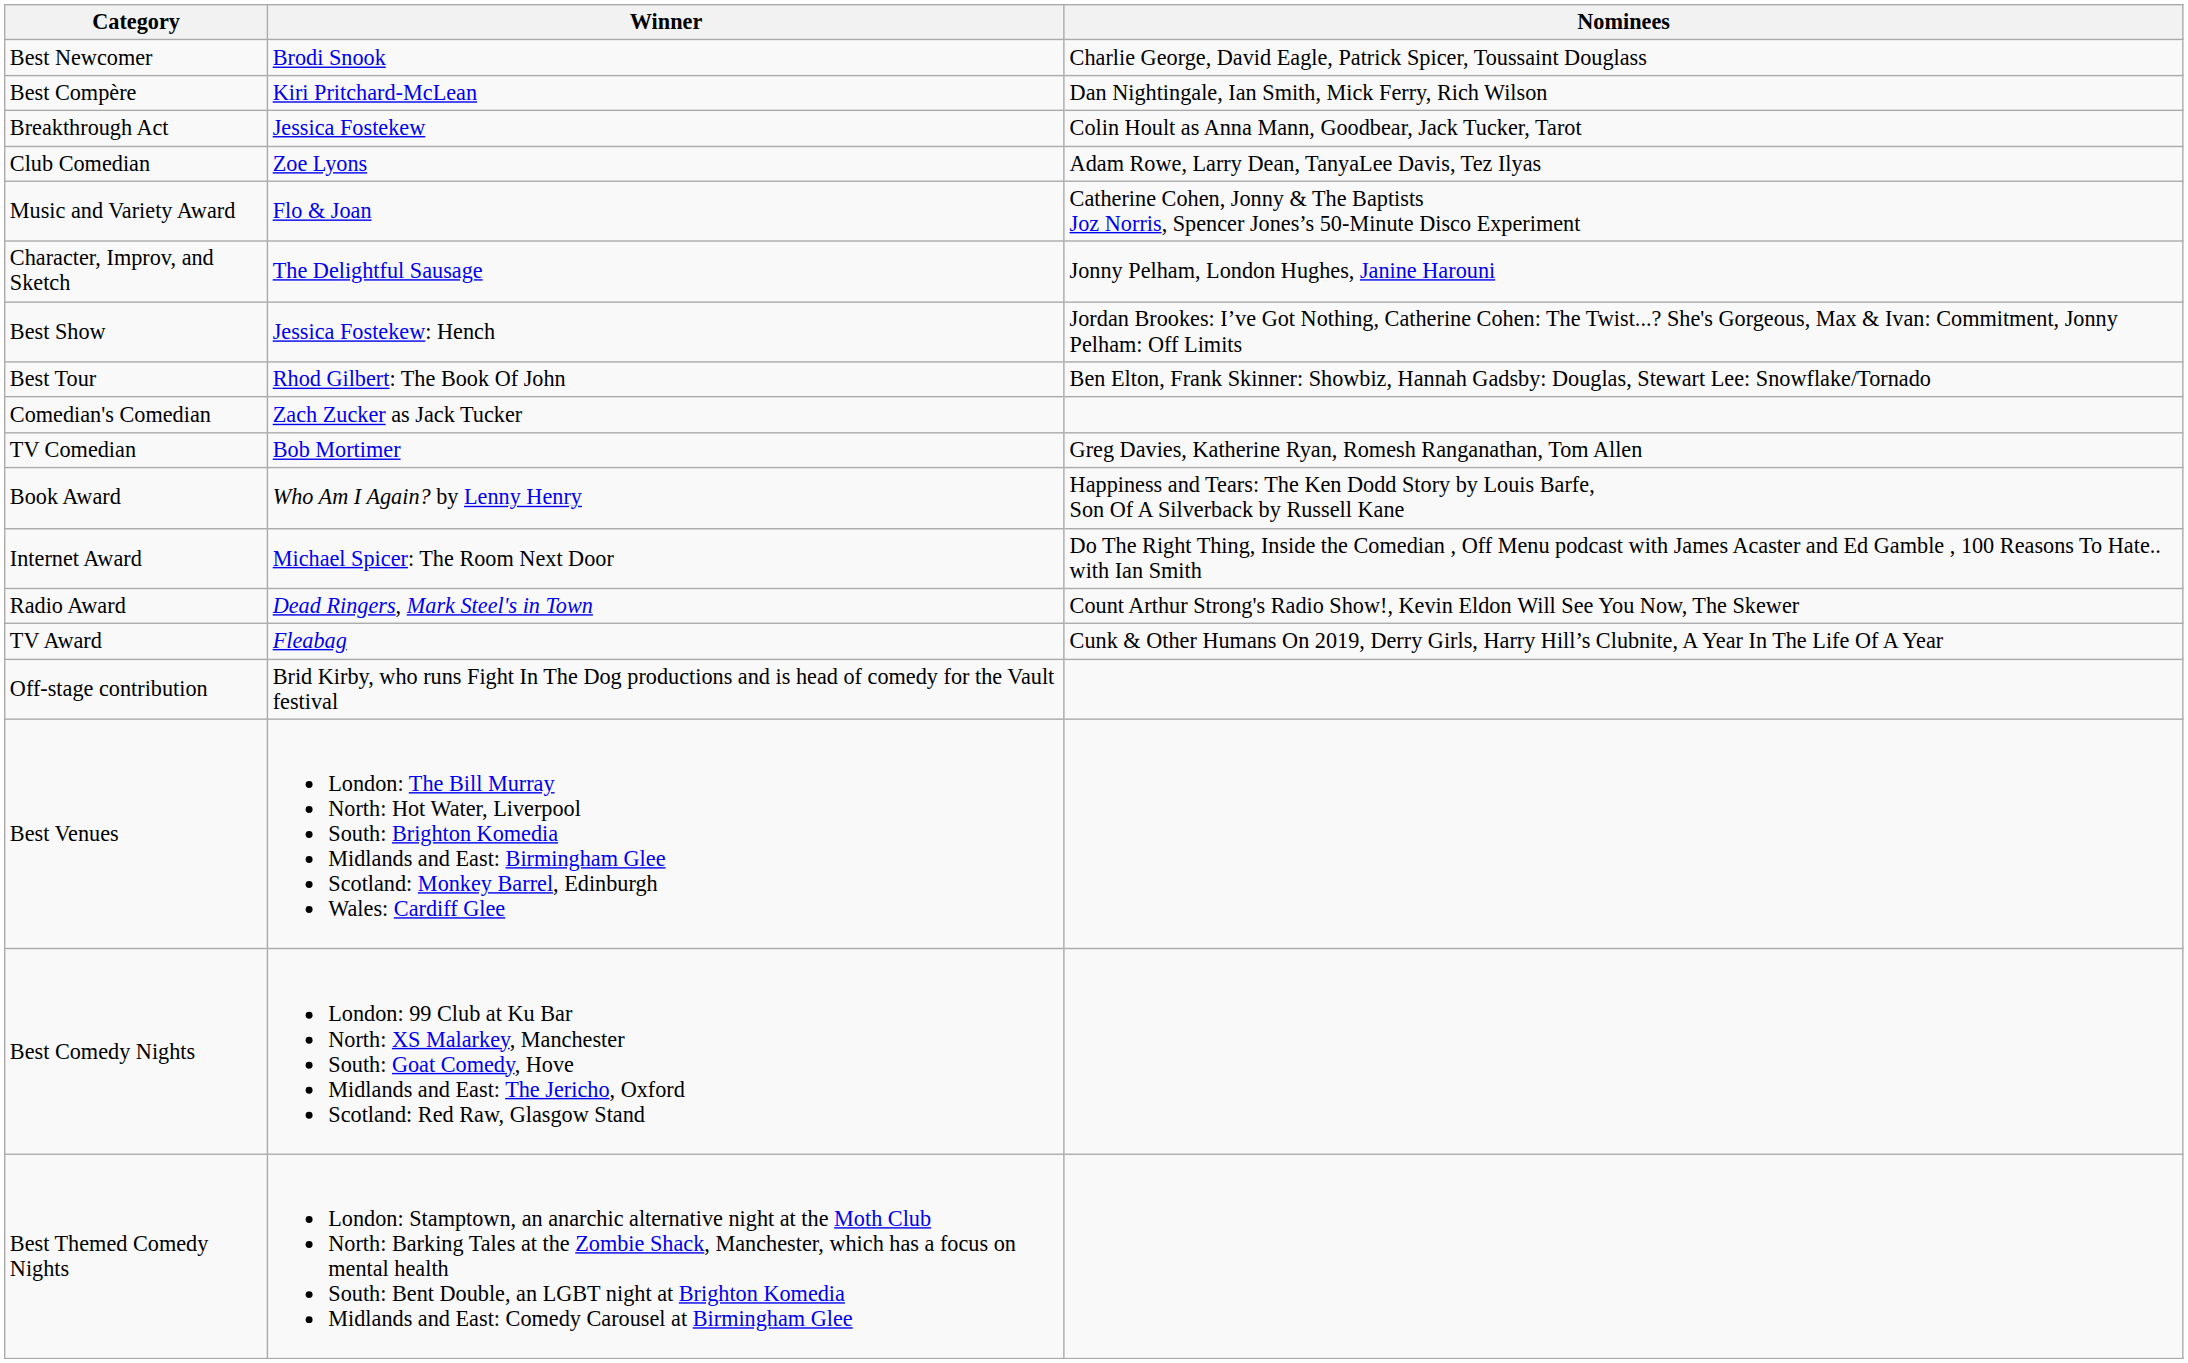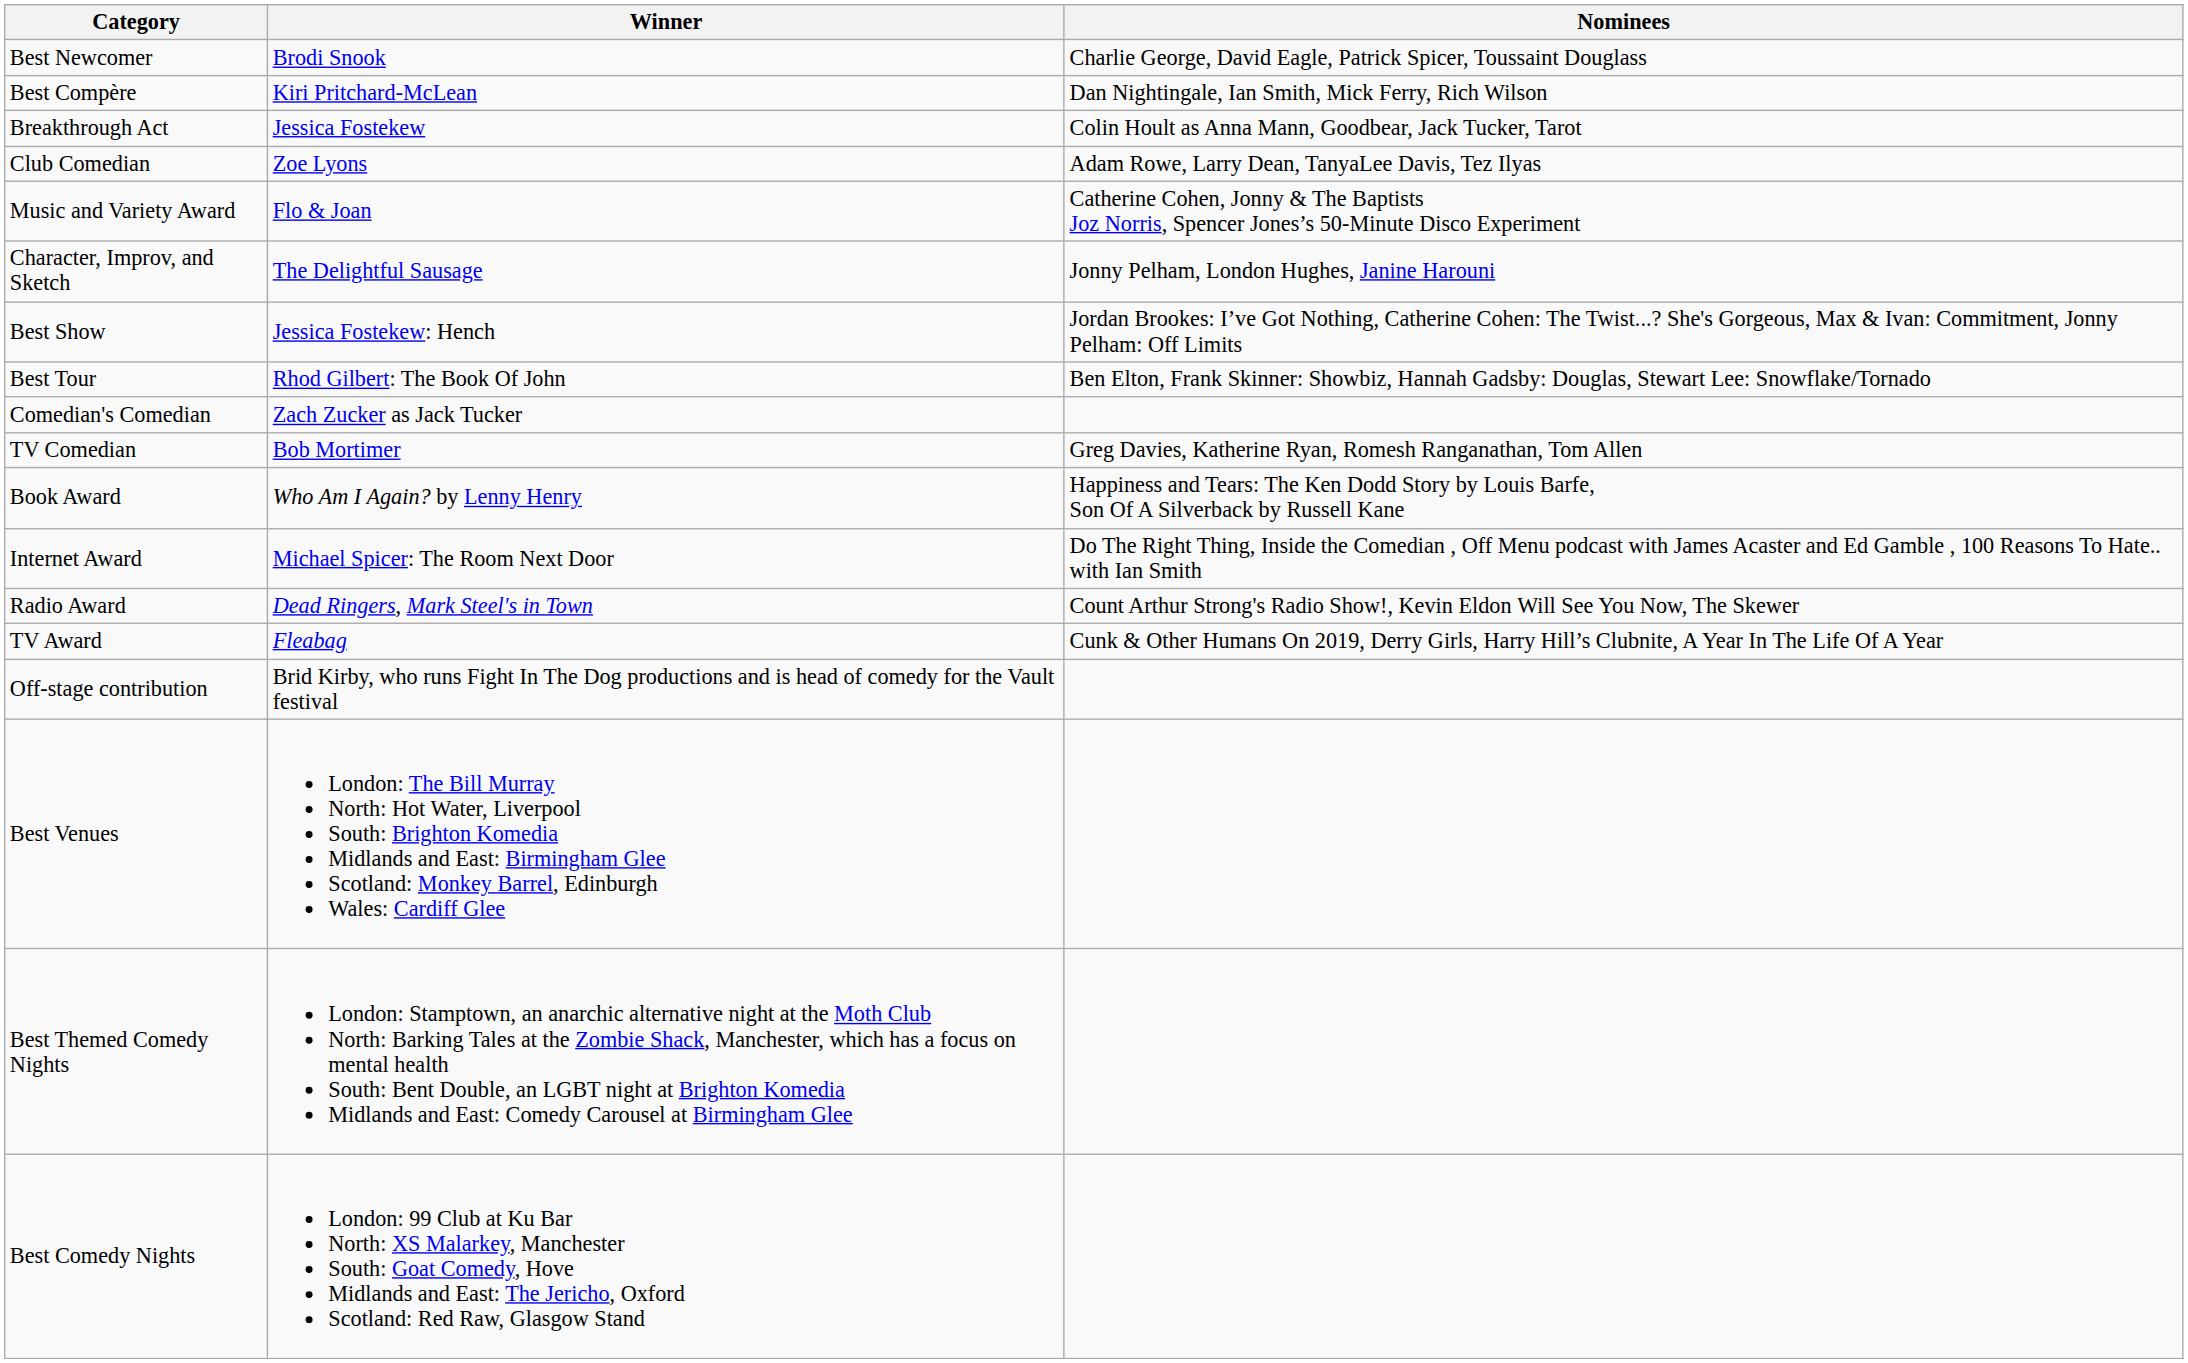rows swapped: (102, 1051) <-> (109, 1256)
